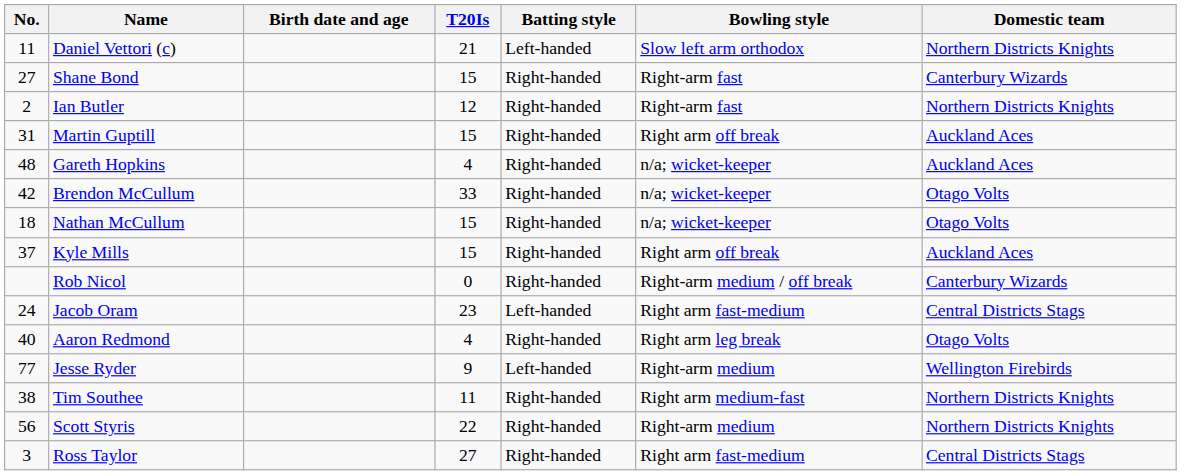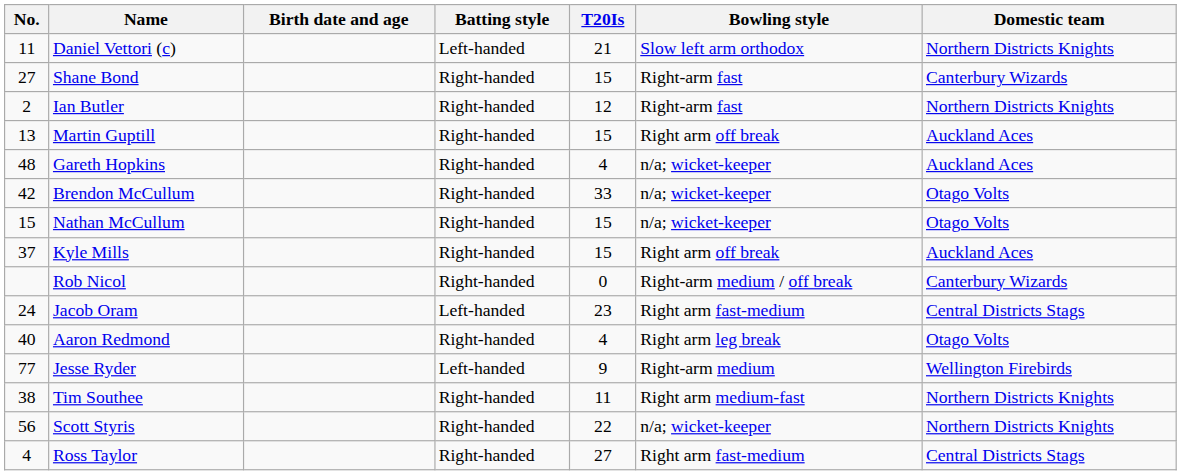columns swapped: (468, 19) <-> (569, 19)
(27, 135) 31 -> (27, 135) 13
(27, 222) 18 -> (27, 222) 15
(708, 426) Right-arm medium -> (706, 426) n/a; wicket-keeper
(27, 455) 3 -> (27, 455) 4
